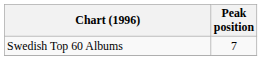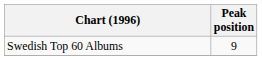(234, 45) 7 -> (234, 45) 9
